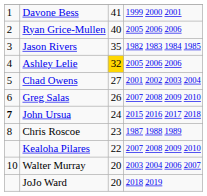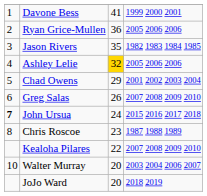(116, 30) 40 -> (116, 30) 36
(116, 81) 27 -> (116, 81) 29
